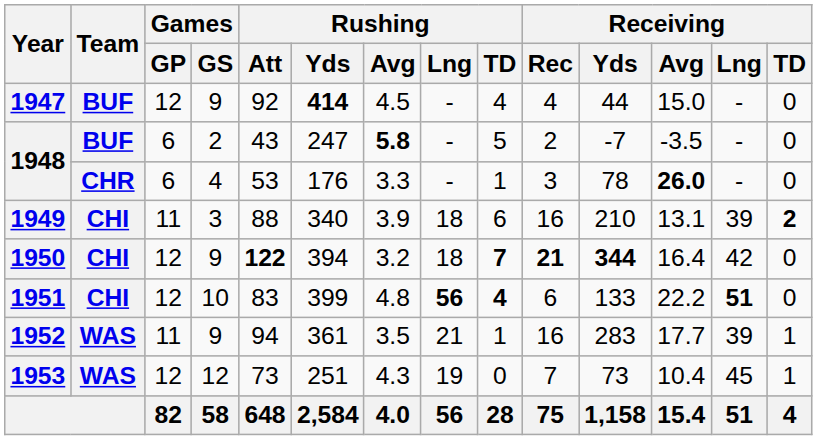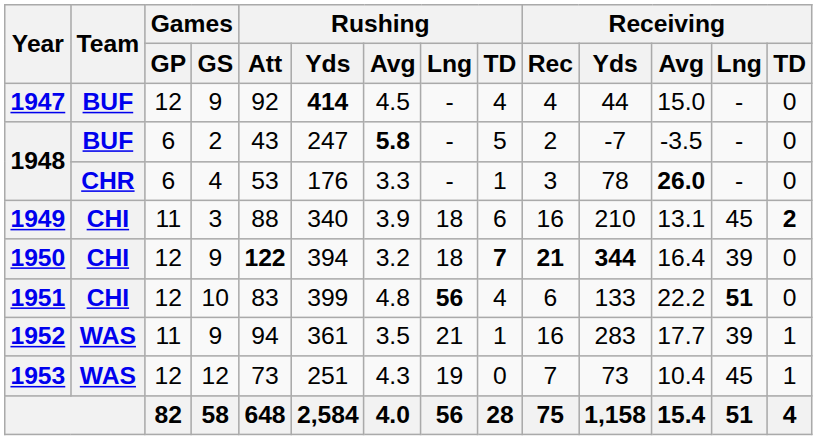(739, 219) 39 -> (739, 219) 45
(739, 258) 42 -> (739, 258) 39
(500, 297) bold -> (500, 297) normal
